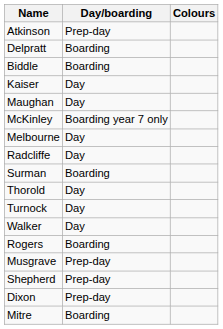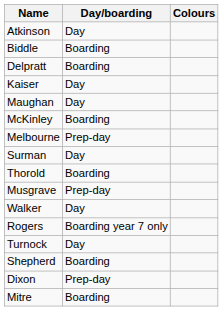(88, 31) Prep-day -> (75, 31) Day
rows swapped: (23, 66) <-> (27, 48)
(116, 119) Boarding year 7 only -> (87, 119) Boarding
(75, 137) Day -> (88, 137) Prep-day
- row: (29, 155)
(87, 173) Boarding -> (75, 155) Day
(75, 191) Day -> (87, 173) Boarding
rows swapped: (27, 208) <-> (32, 262)
(87, 244) Boarding -> (116, 226) Boarding year 7 only
(88, 279) Prep-day -> (87, 262) Boarding
